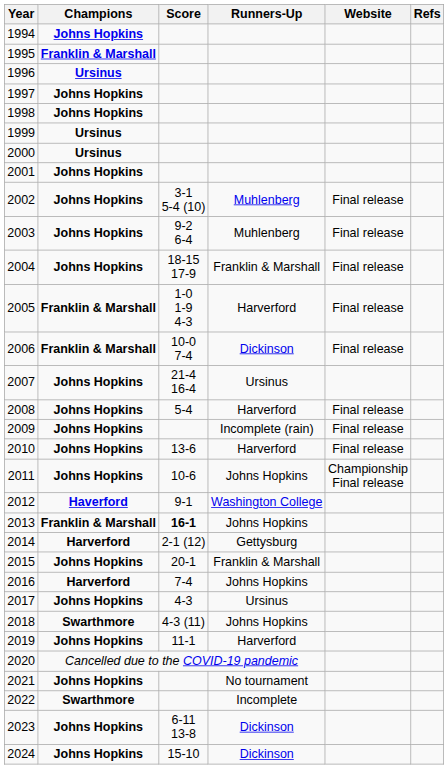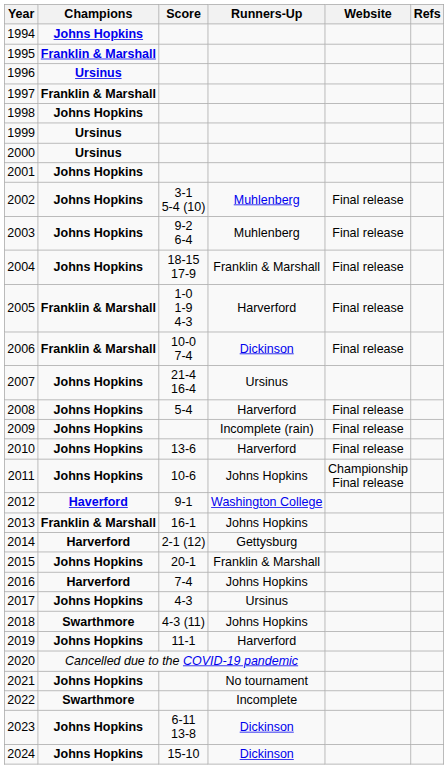(98, 93) Johns Hopkins -> (98, 93) Franklin & Marshall
(184, 522) bold -> (184, 522) normal
